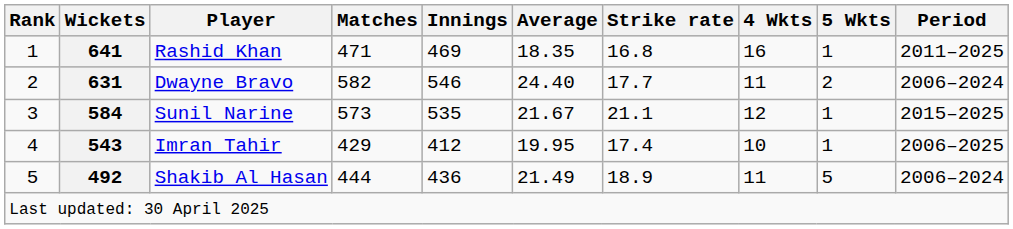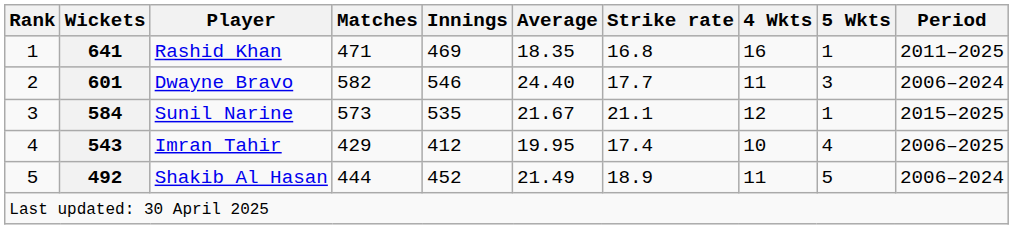(105, 83) 631 -> (105, 83) 601
(827, 83) 2 -> (827, 83) 3
(827, 146) 1 -> (827, 146) 4
(444, 177) 436 -> (444, 177) 452
